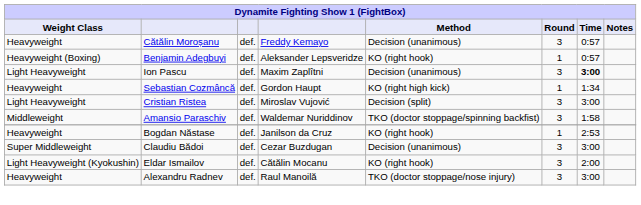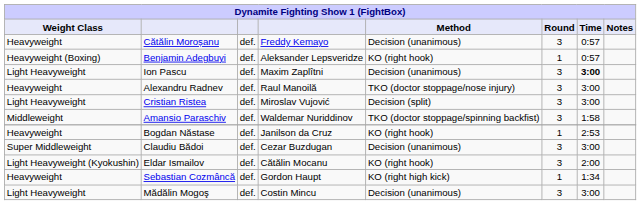rows swapped: (189, 87) <-> (183, 177)
+ row: (176, 192)
